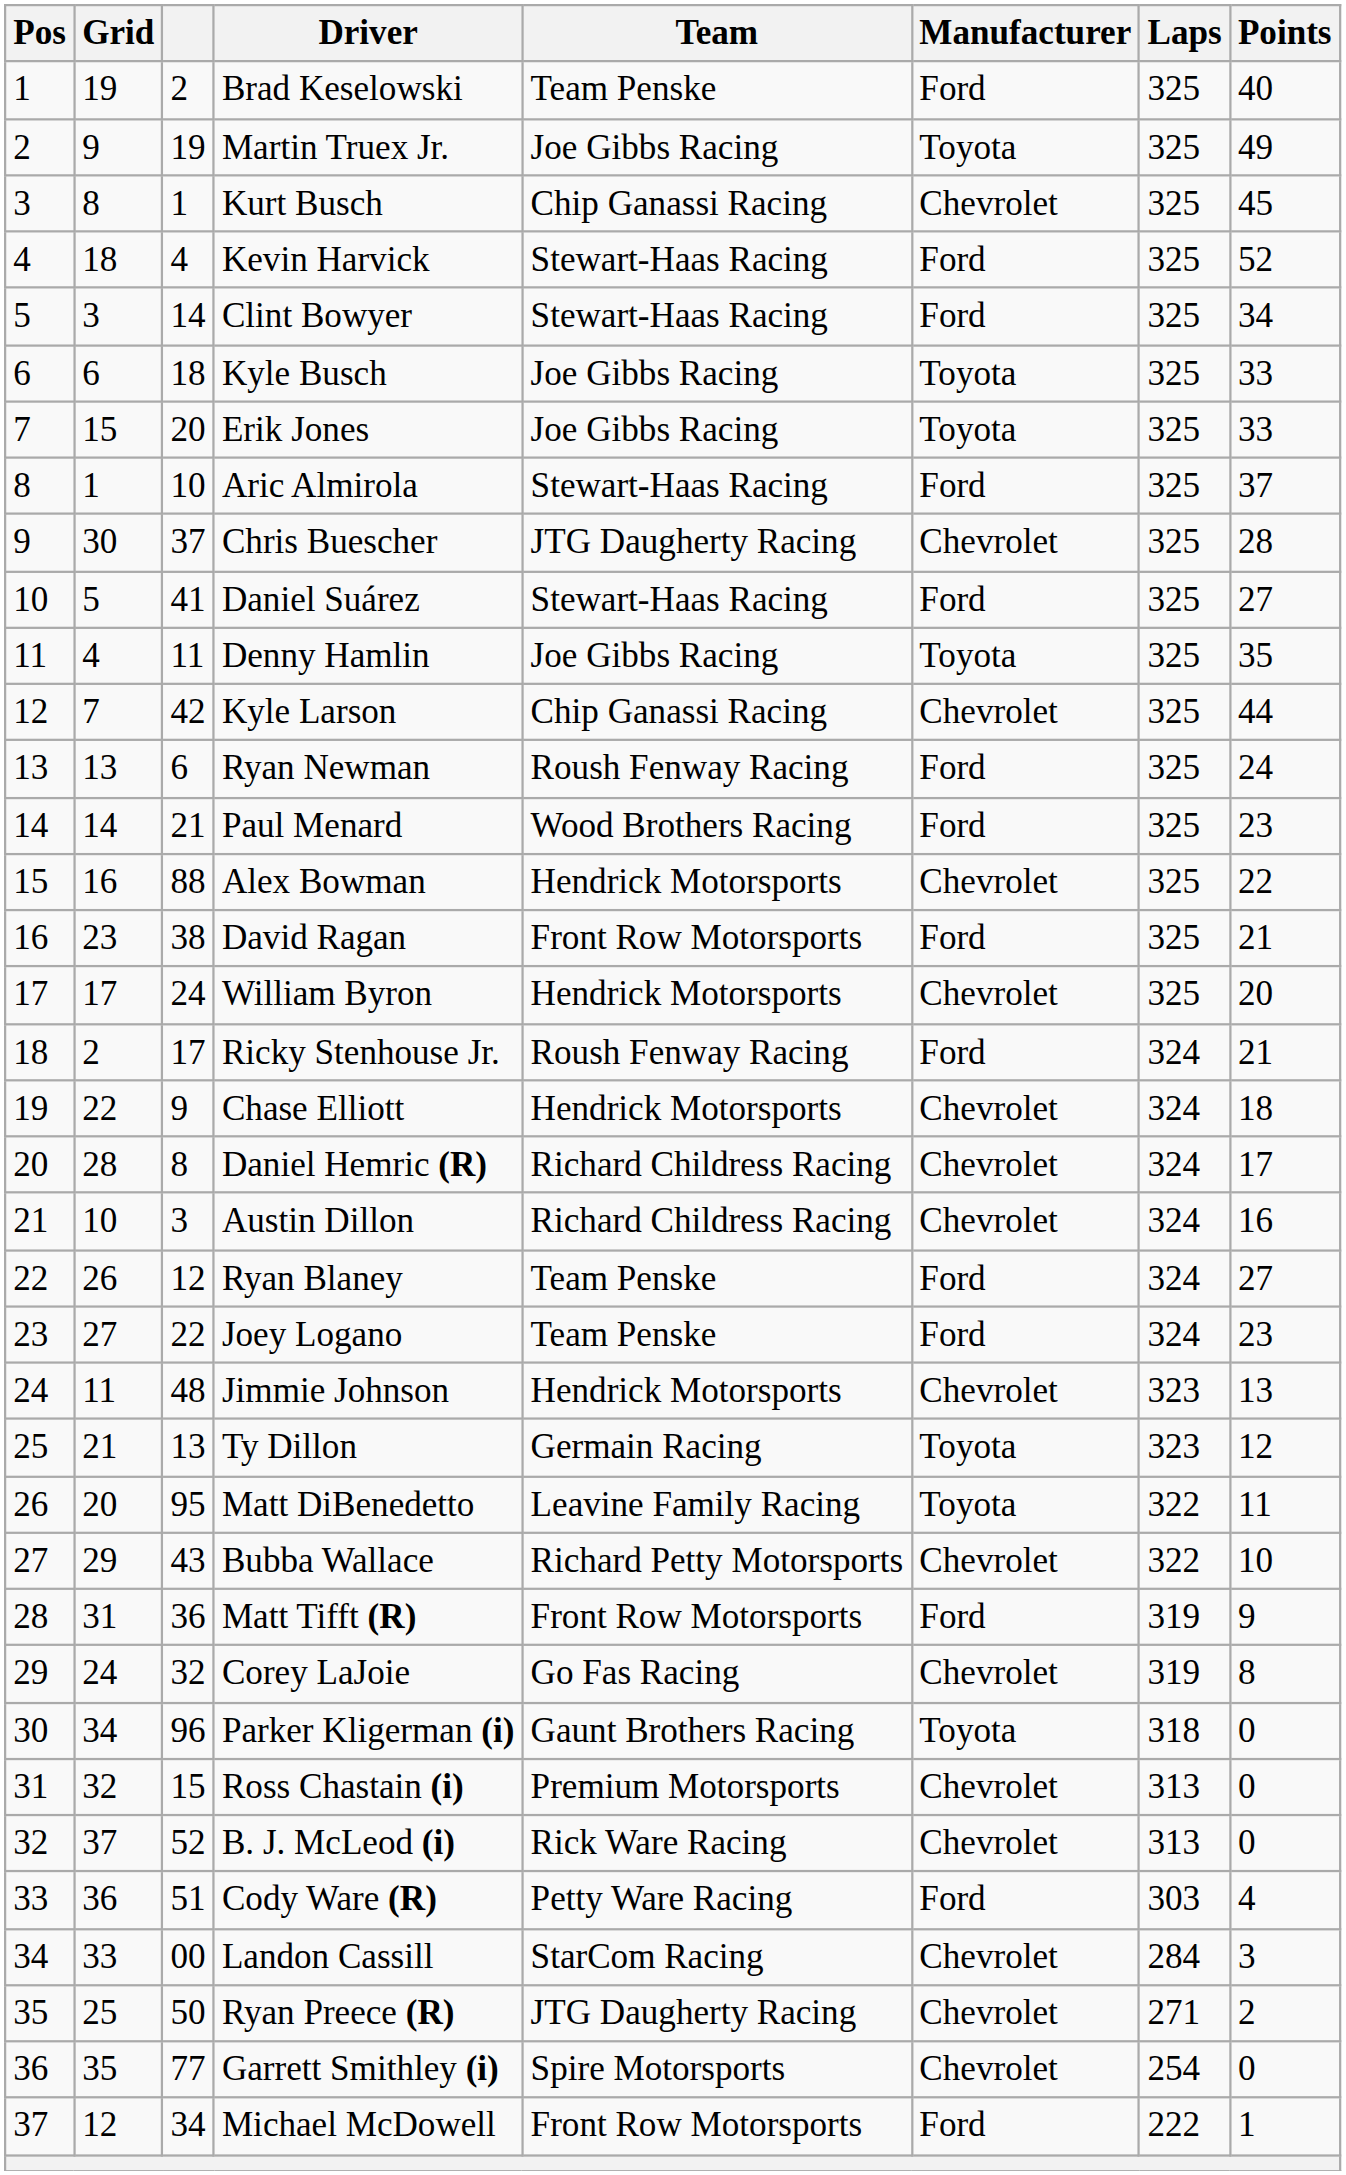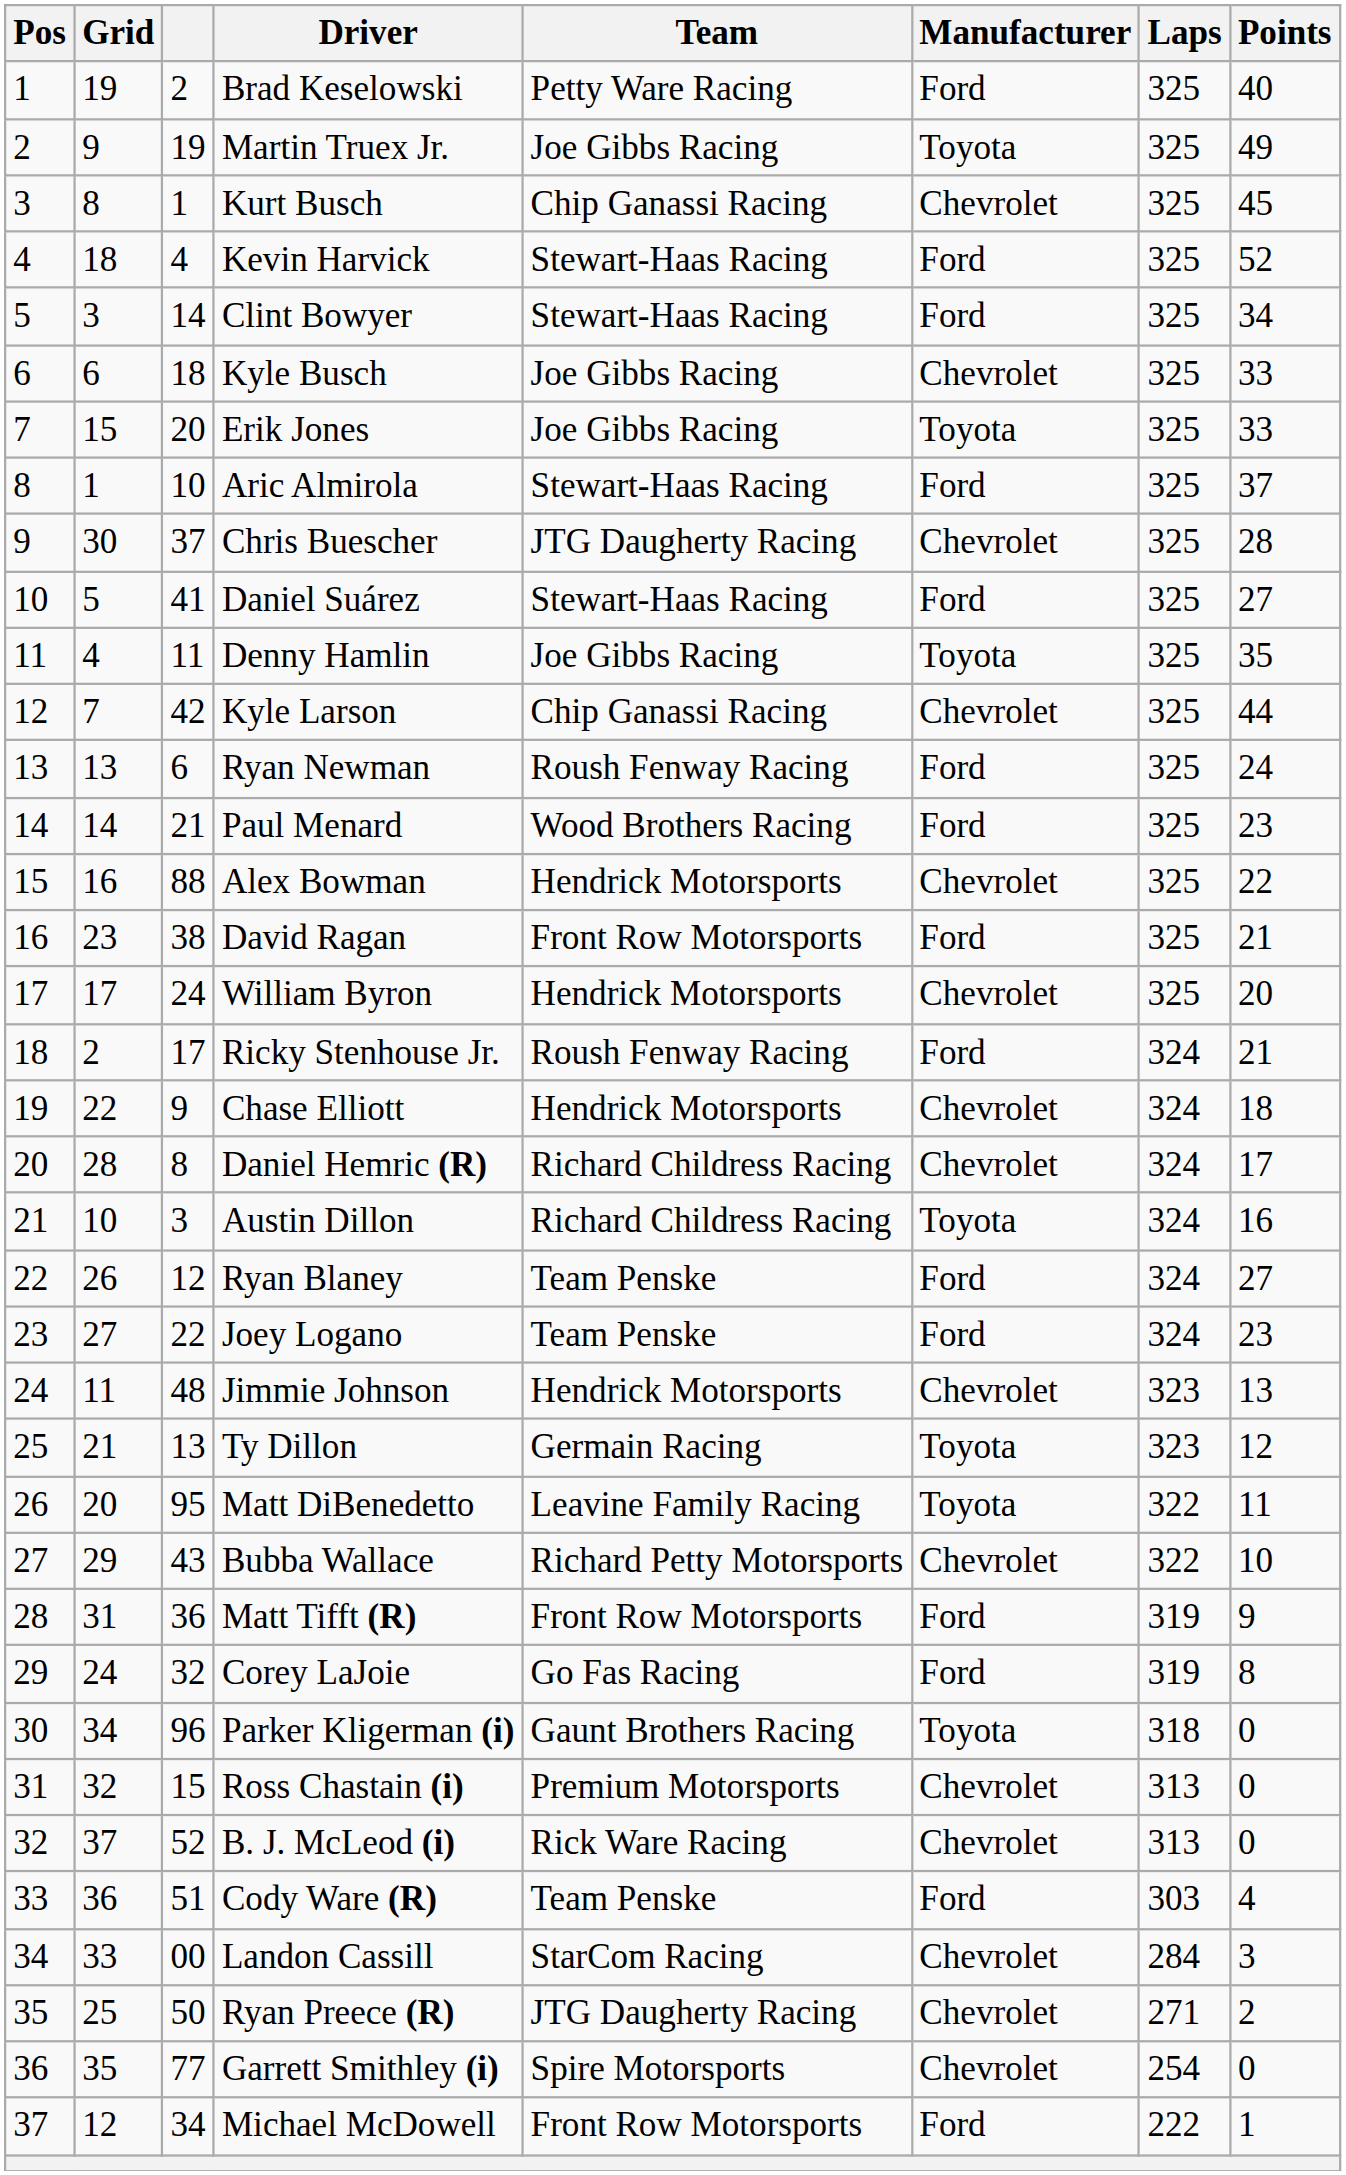(623, 89) Team Penske -> (661, 89) Petty Ware Racing
(968, 371) Toyota -> (989, 371) Chevrolet
(989, 1220) Chevrolet -> (968, 1220) Toyota
(989, 1672) Chevrolet -> (953, 1672) Ford
(661, 1898) Petty Ware Racing -> (623, 1898) Team Penske
